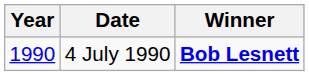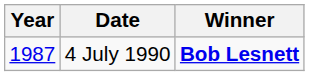(32, 53) 1990 -> (32, 53) 1987
